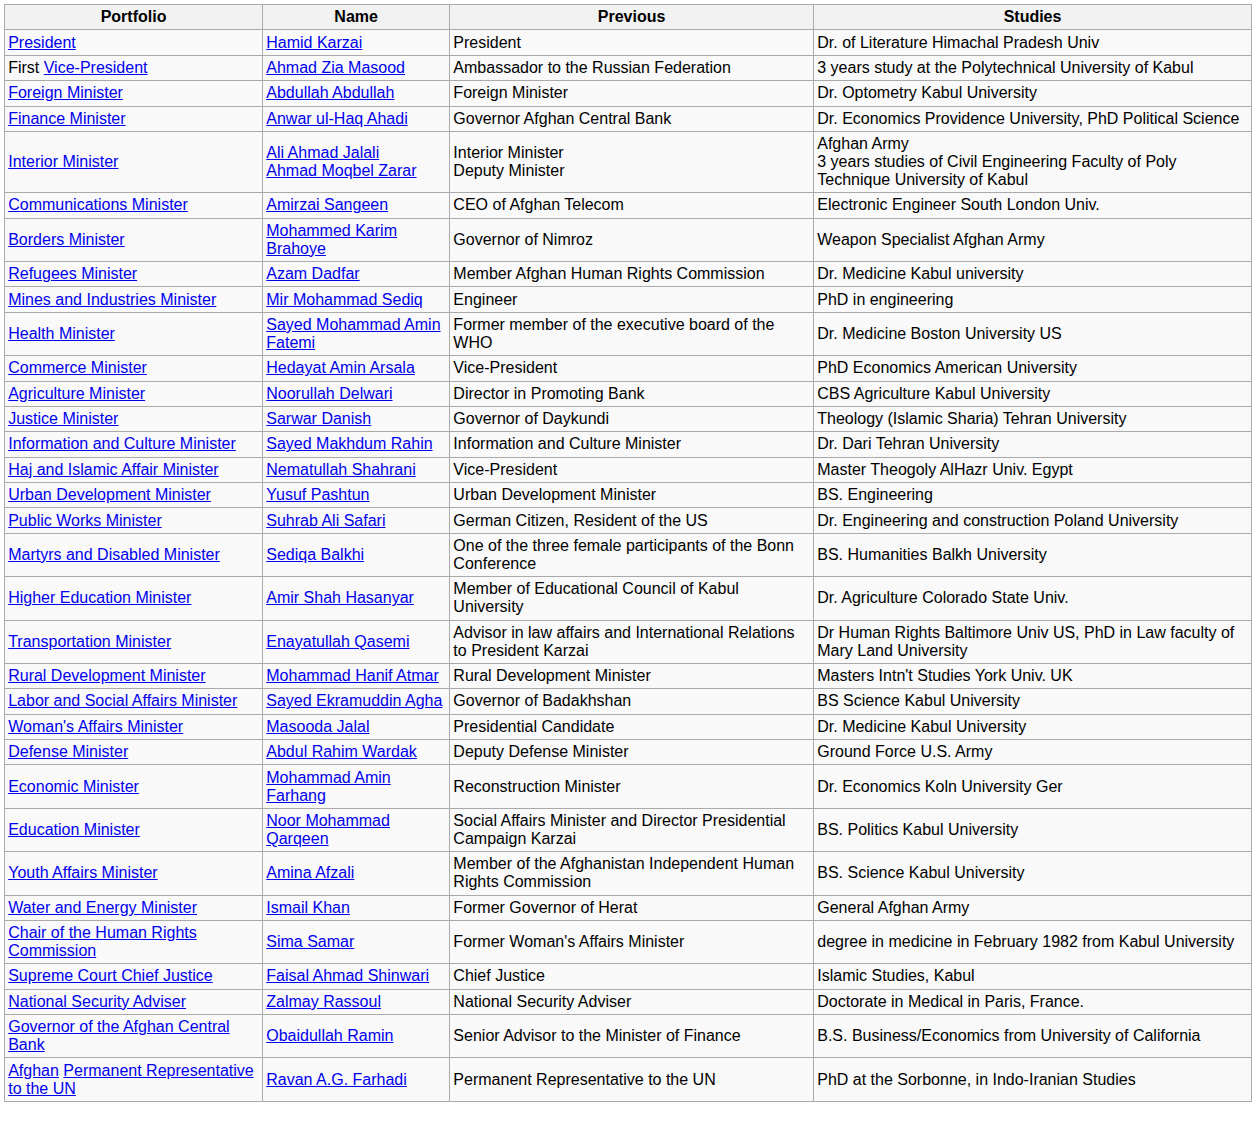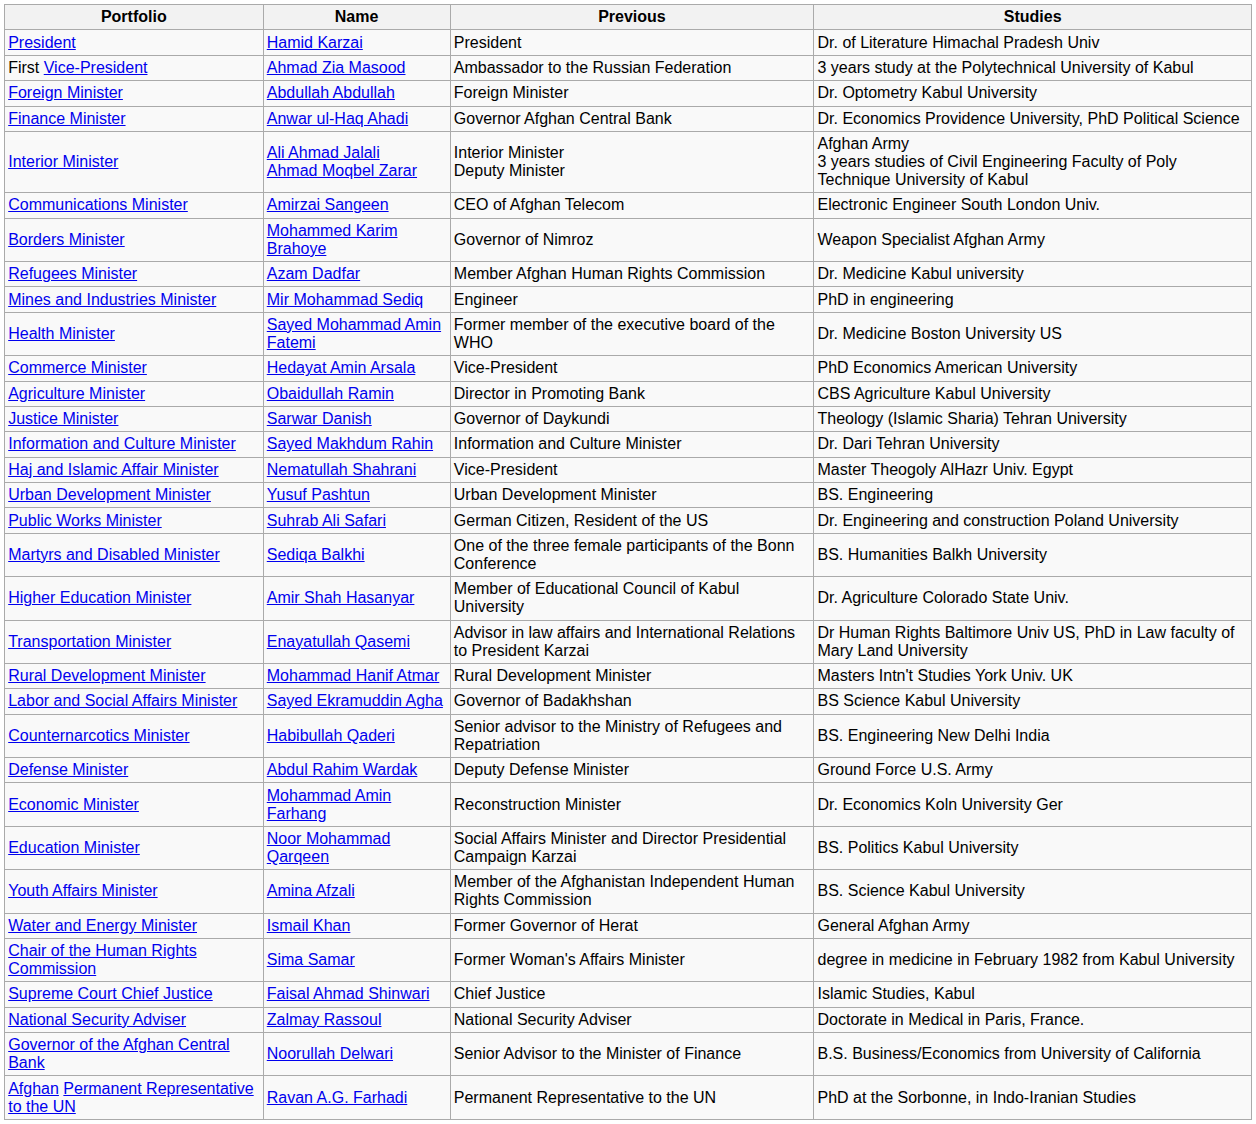(329, 393) Noorullah Delwari -> (330, 393) Obaidullah Ramin
- row: (96, 726)
+ row: (99, 735)
(330, 1036) Obaidullah Ramin -> (330, 1054) Noorullah Delwari
